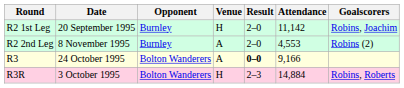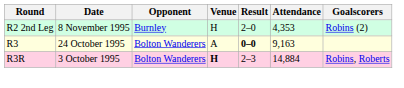- row: (28, 28)
(219, 43) A -> (214, 28) H
(289, 43) 4,553 -> (284, 28) 4,353
(289, 59) 9,166 -> (284, 43) 9,163
(219, 75) normal -> (214, 59) bold
